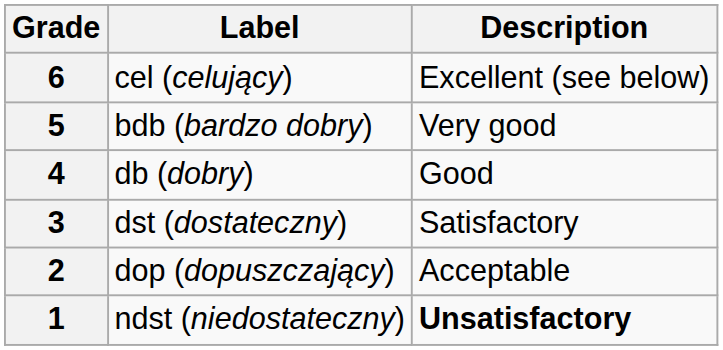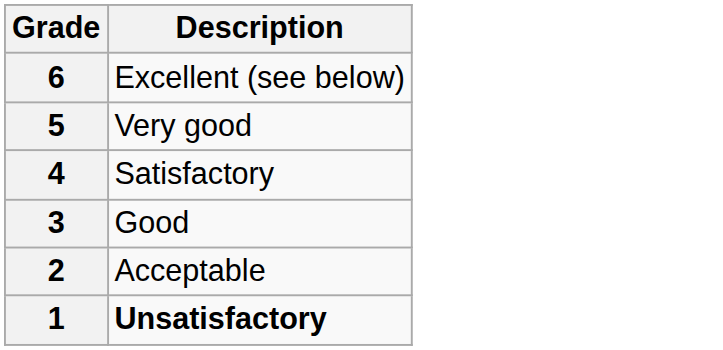- column: (260, 28)
(456, 174) Good -> (194, 174) Satisfactory
(499, 222) Satisfactory -> (152, 222) Good
